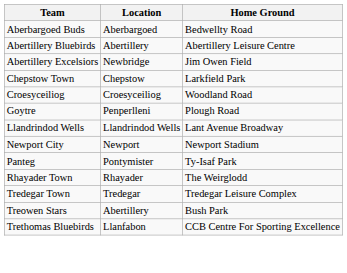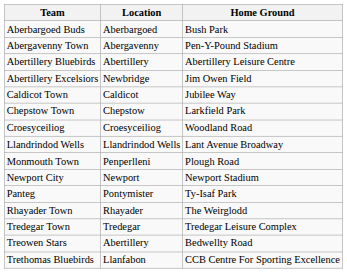(219, 29) Bedwellty Road -> (207, 29) Bush Park
+ row: (48, 45)
+ row: (37, 95)
- row: (21, 111)
+ row: (43, 161)
(207, 210) Bush Park -> (219, 243) Bedwellty Road
